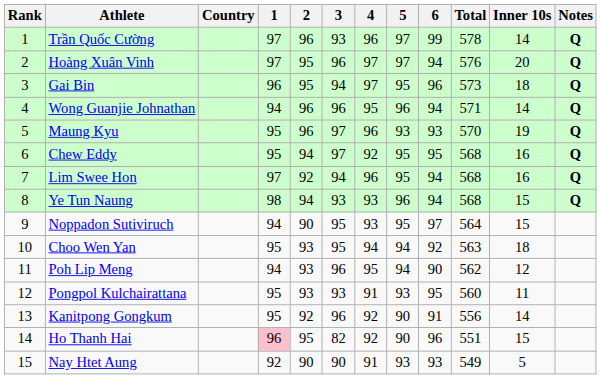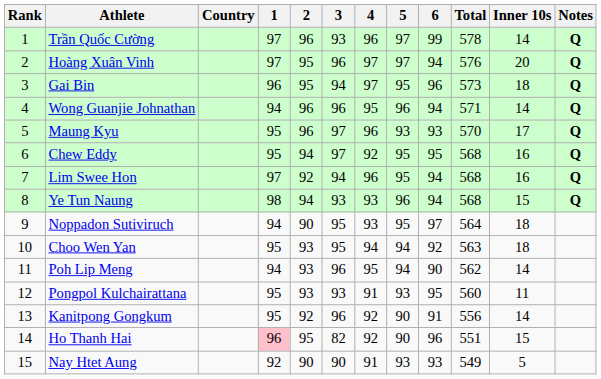(522, 131) 19 -> (522, 131) 17
(522, 223) 15 -> (522, 223) 18
(522, 270) 12 -> (522, 270) 14
